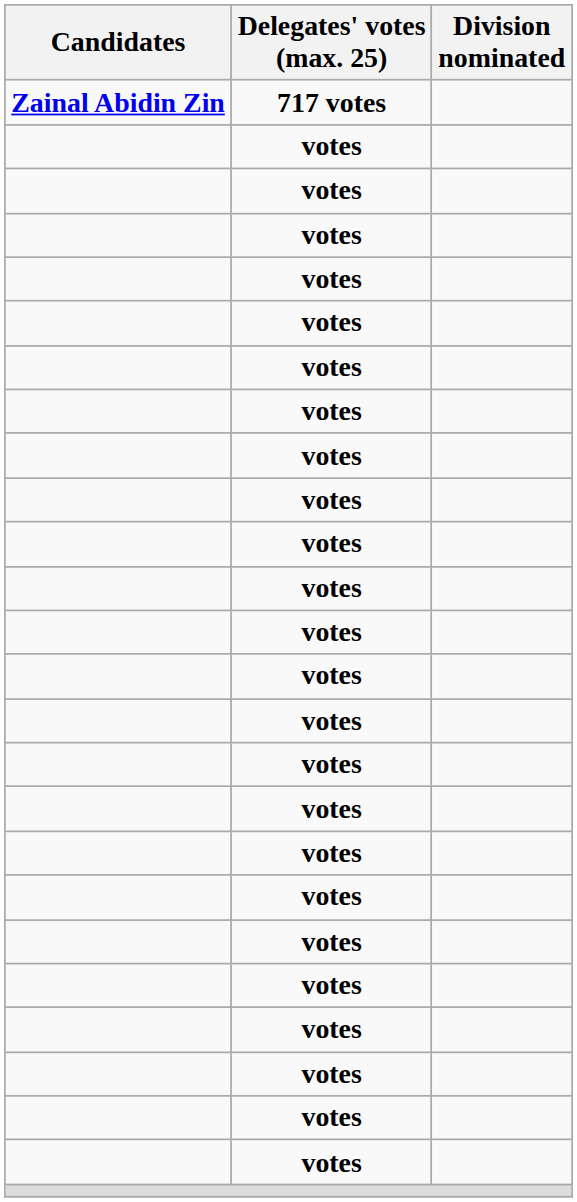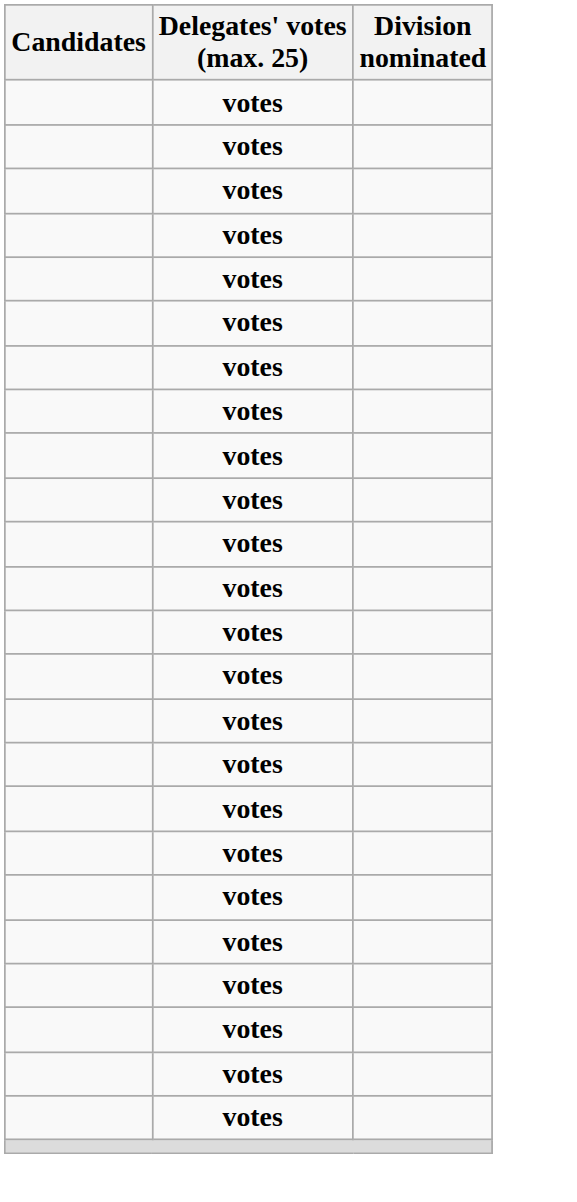- row: (118, 102)
